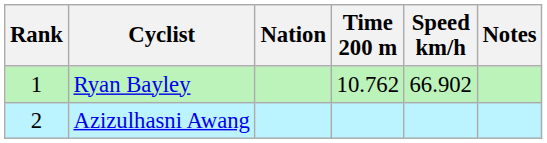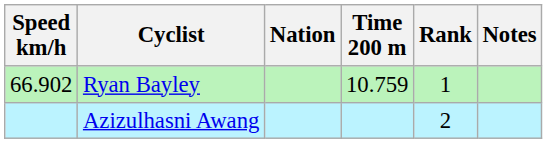columns swapped: (36, 35) <-> (441, 35)
(368, 84) 10.762 -> (377, 84) 10.759
